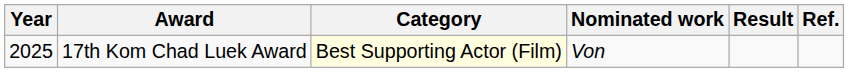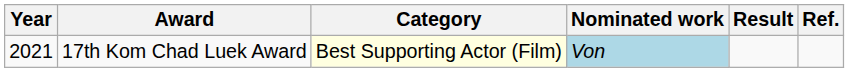(31, 51) 2025 -> (31, 51) 2021
(588, 51) no background -> (588, 51) lightblue background
